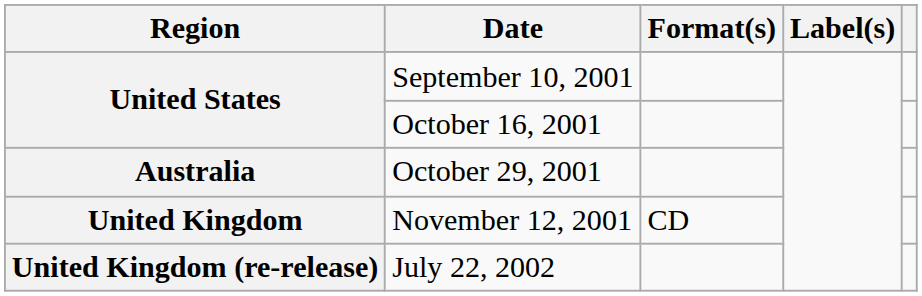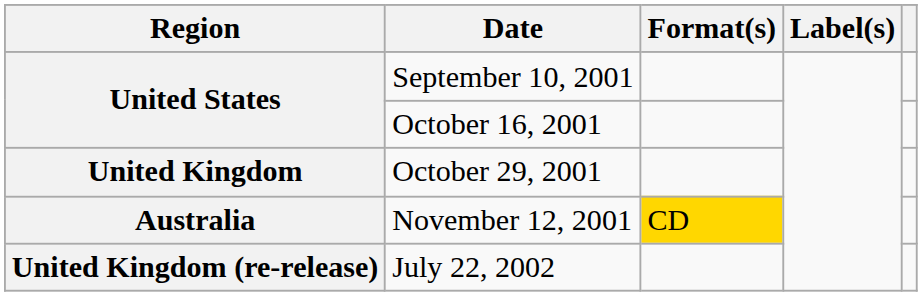(195, 171) Australia -> (195, 171) United Kingdom
(195, 219) United Kingdom -> (195, 219) Australia
(668, 219) no background -> (668, 219) gold background
